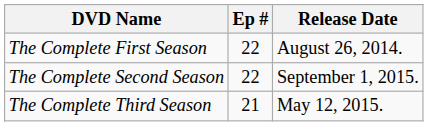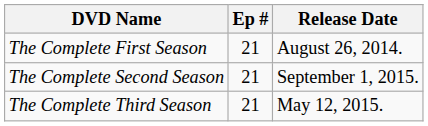(250, 47) 22 -> (250, 47) 21
(250, 76) 22 -> (250, 76) 21
